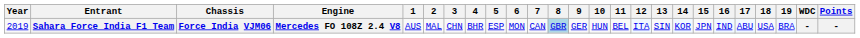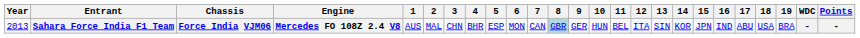(18, 26) 2019 -> (18, 26) 2013
